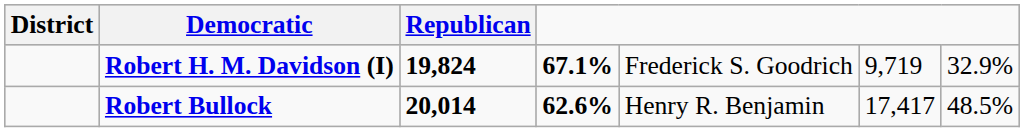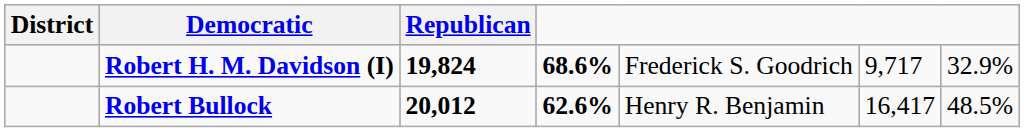(578, 65) 67.1% -> (578, 65) 68.6%
(894, 65) 9,719 -> (894, 65) 9,717
(441, 106) 20,014 -> (441, 106) 20,012
(900, 106) 17,417 -> (900, 106) 16,417
